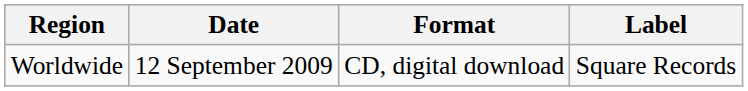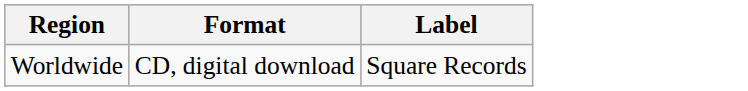- column: (234, 24)
